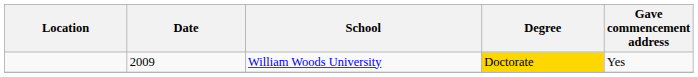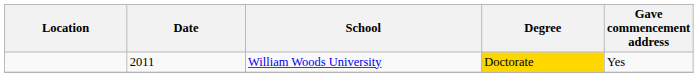(142, 62) 2009 -> (142, 62) 2011
